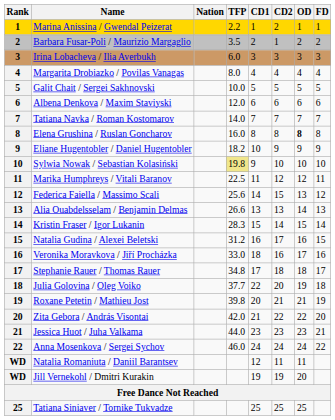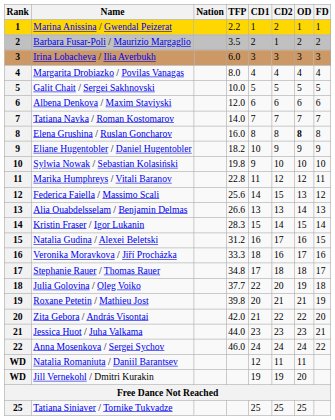(237, 164) khaki background -> (237, 164) no background
(237, 179) 22.5 -> (237, 179) 22.8
(237, 255) 33.0 -> (237, 255) 33.3
